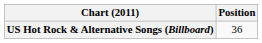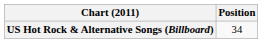(237, 30) 36 -> (237, 30) 34
